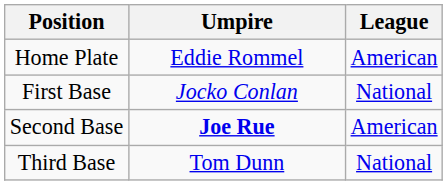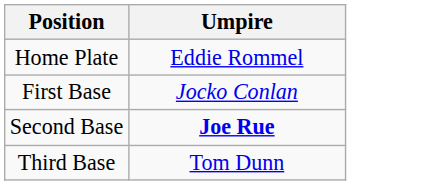- column: (394, 22)
